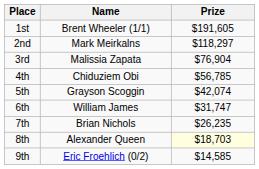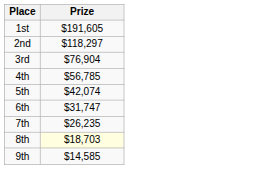- column: (106, 12)
